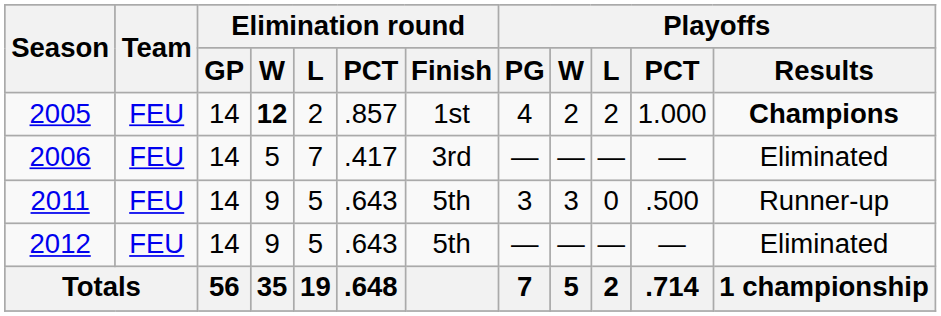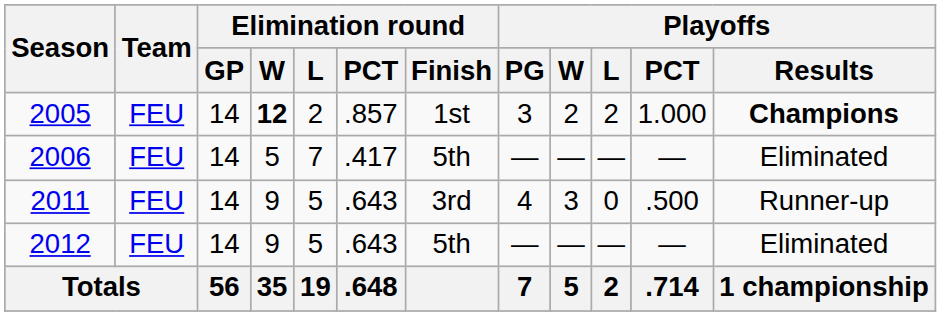(525, 113) 4 -> (525, 113) 3
(452, 157) 3rd -> (452, 157) 5th
(452, 200) 5th -> (452, 200) 3rd
(525, 200) 3 -> (525, 200) 4
